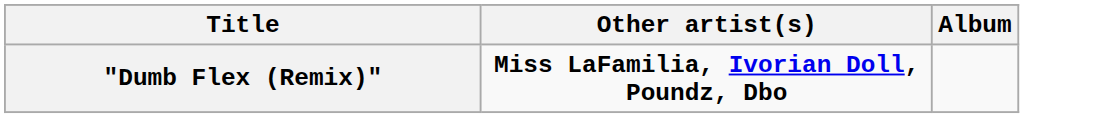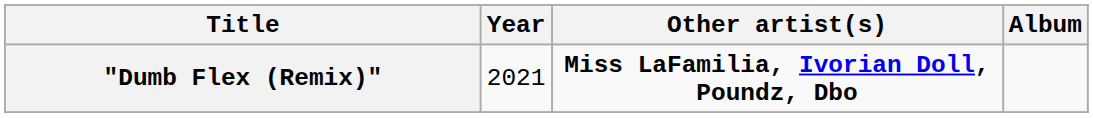+ column: (516, 25)
